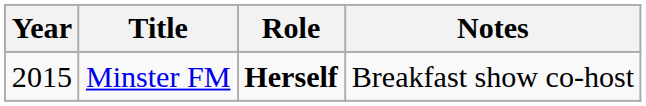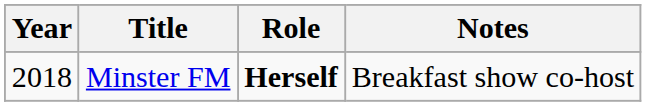(42, 76) 2015 -> (42, 76) 2018
